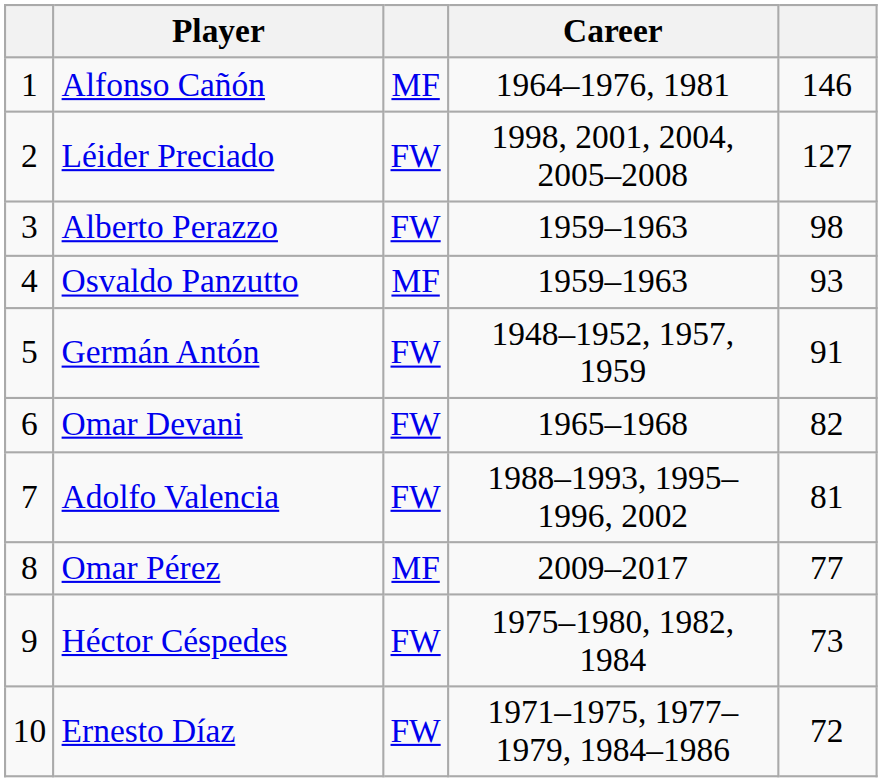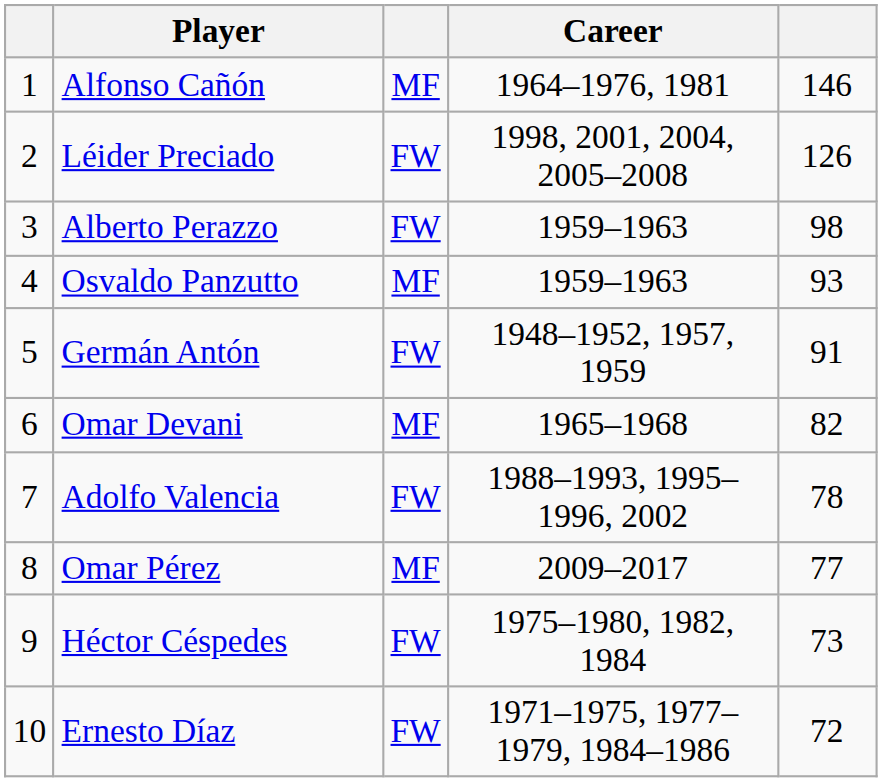(827, 155) 127 -> (827, 155) 126
(416, 424) FW -> (416, 424) MF
(827, 496) 81 -> (827, 496) 78
